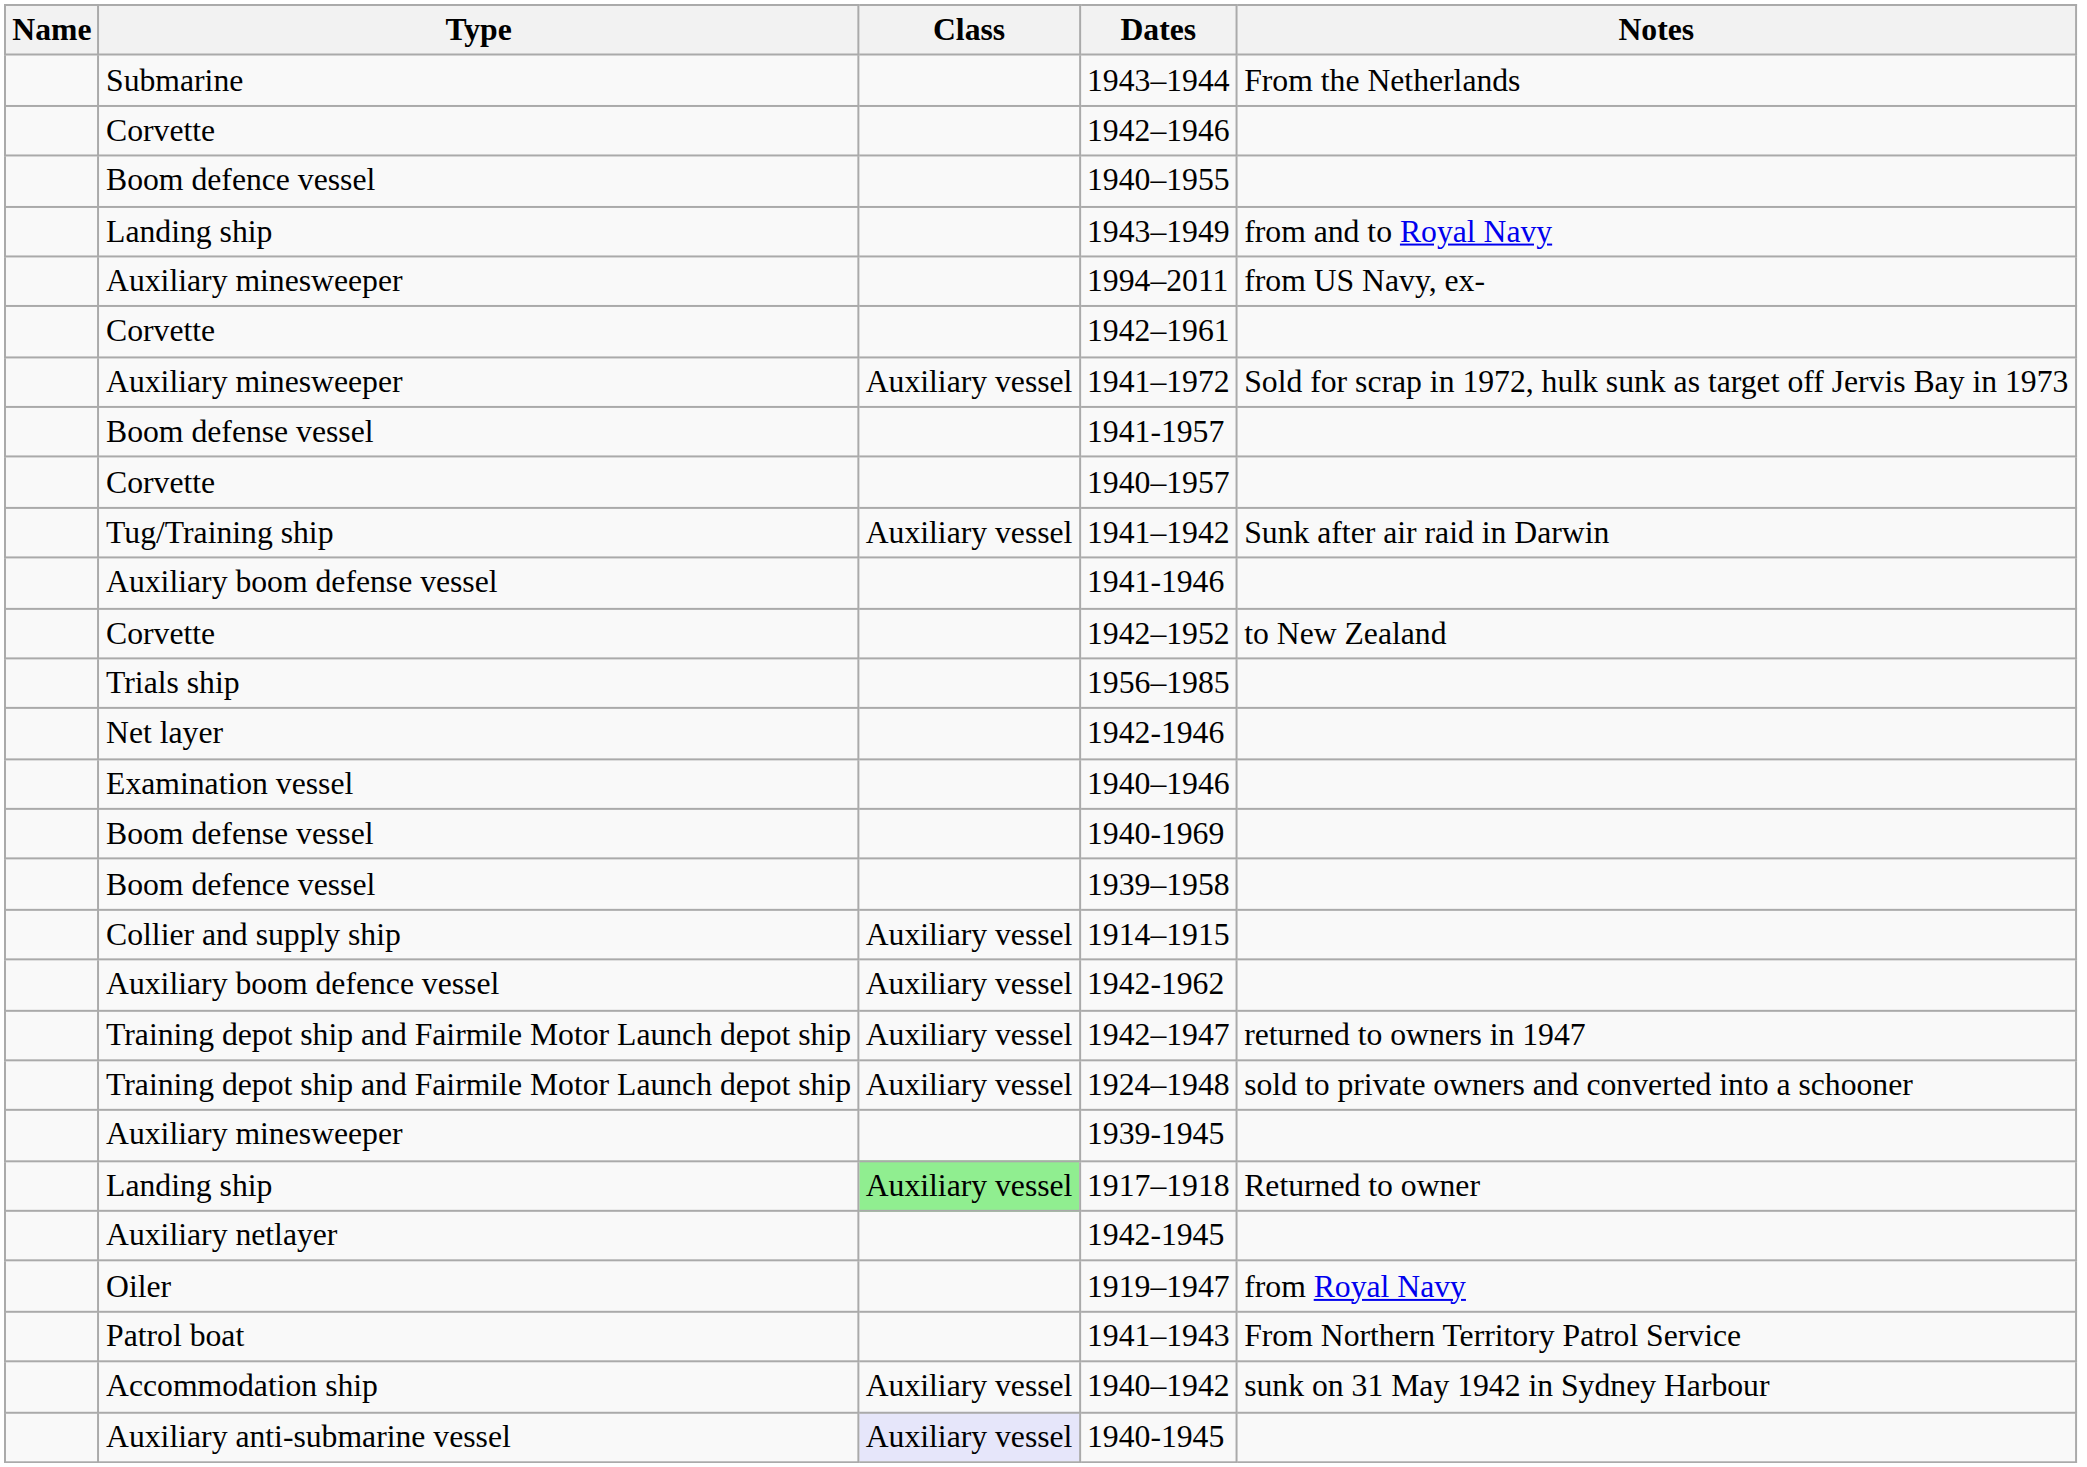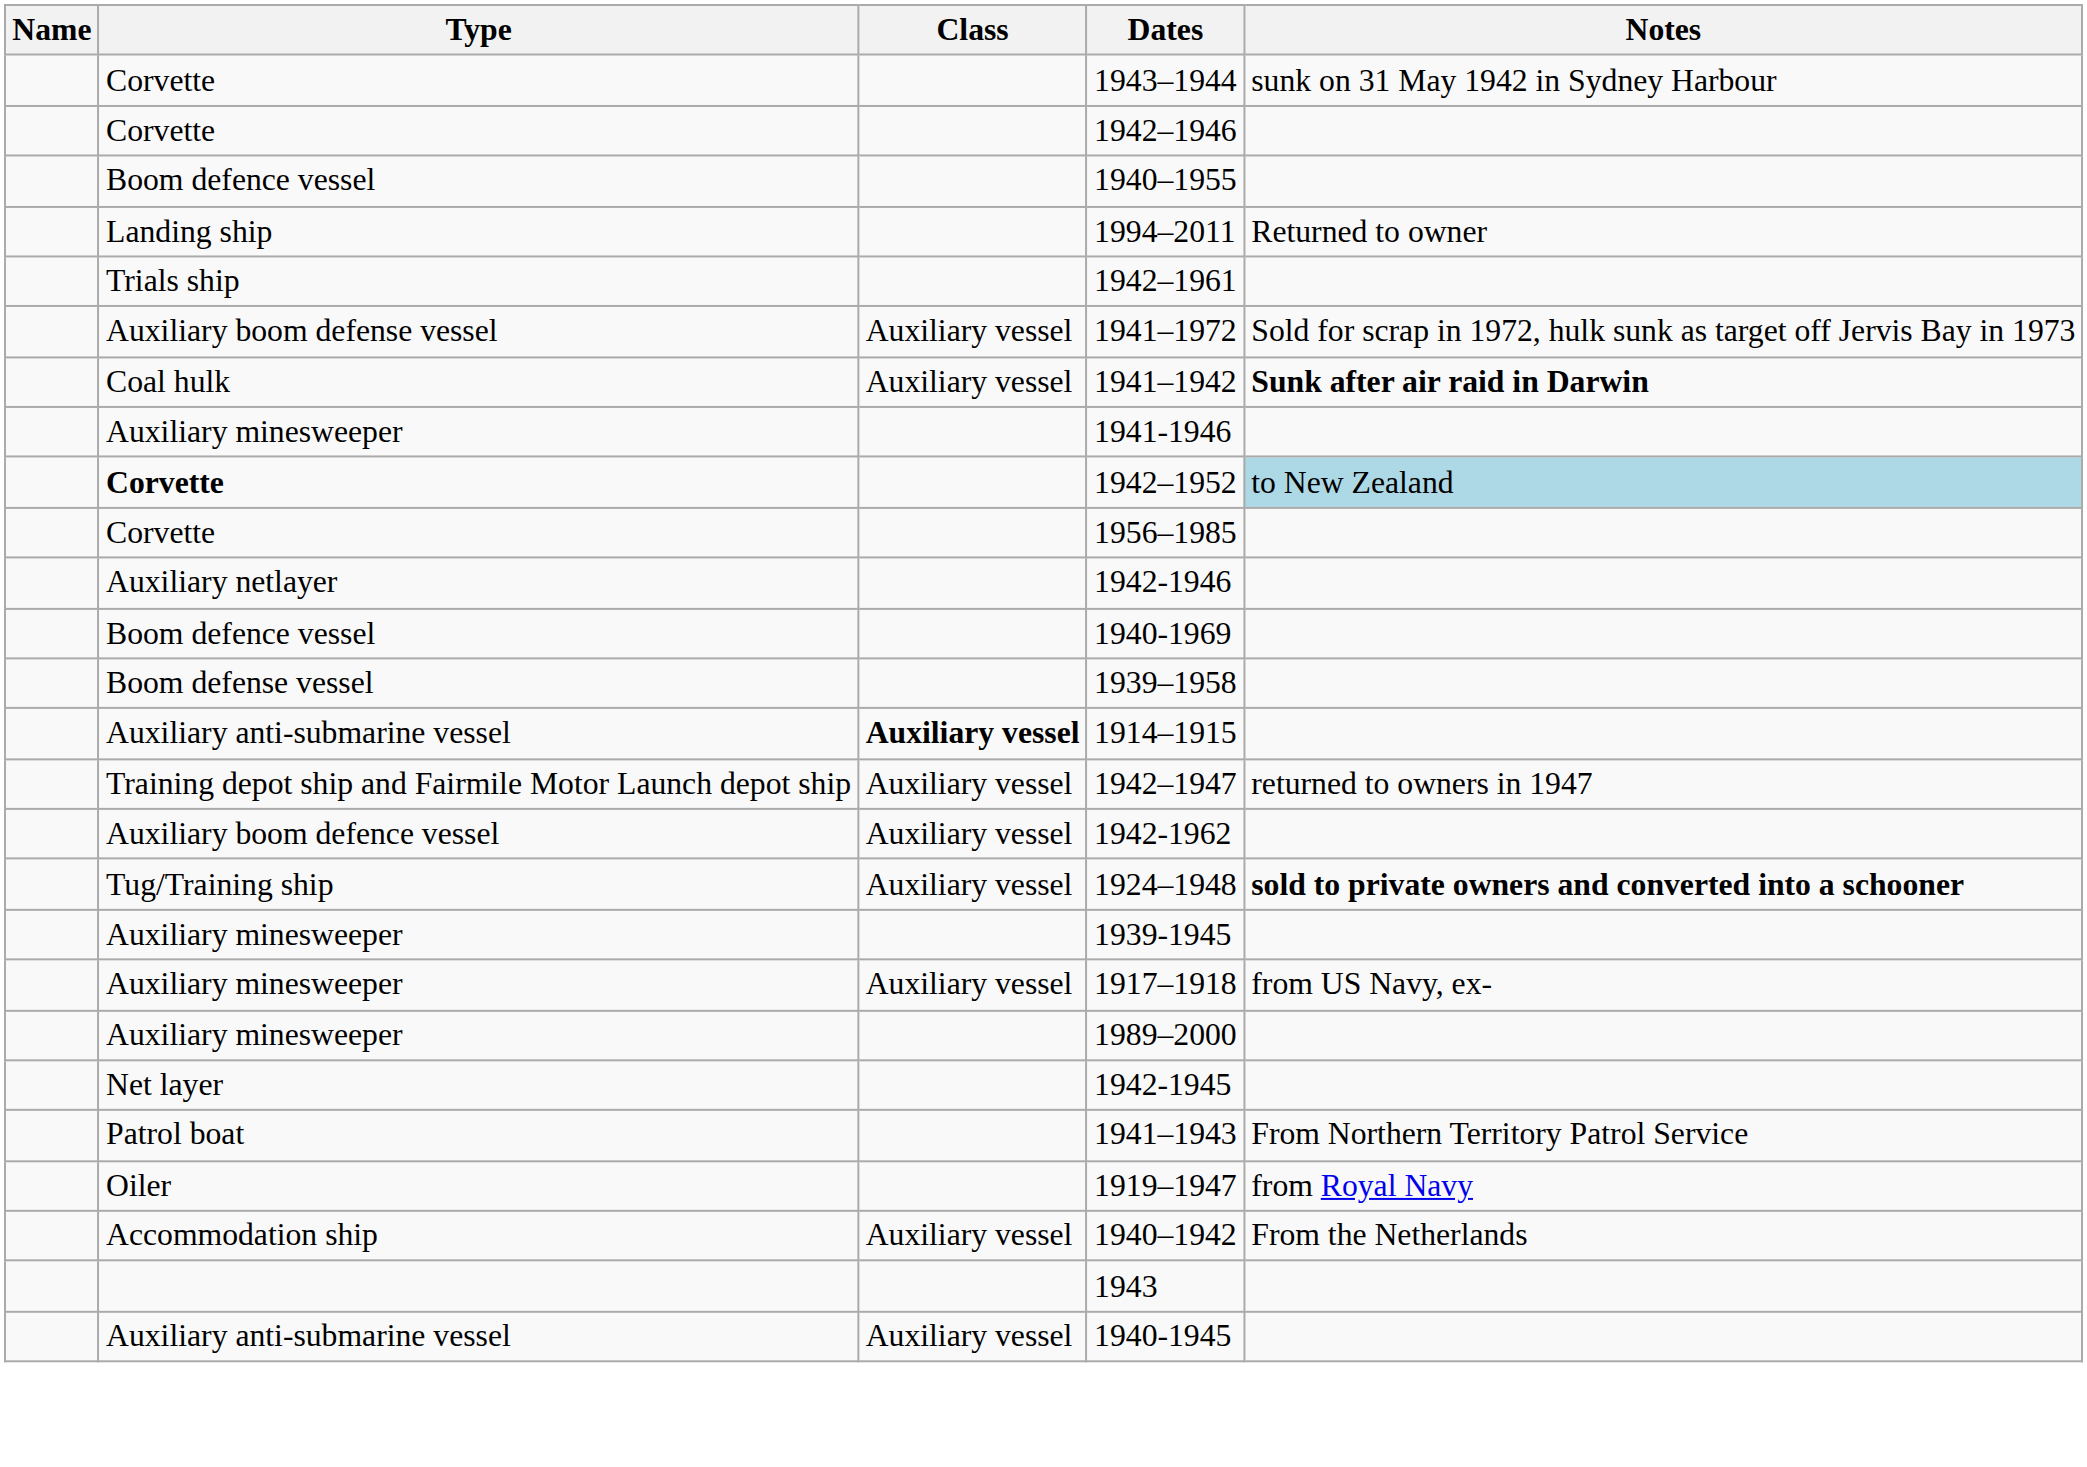(175, 79) Submarine -> (161, 79) Corvette
(1382, 79) From the Netherlands -> (1514, 79) sunk on 31 May 1942 in Sydney Harbour
- row: (1158, 230)
(254, 280) Auxiliary minesweeper -> (189, 230) Landing ship
(1365, 280) from US Navy, ex- -> (1369, 230) Returned to owner
(161, 331) Corvette -> (173, 280) Trials ship
(254, 381) Auxiliary minesweeper -> (302, 331) Auxiliary boom defense vessel
- row: (1156, 431)
- row: (1158, 481)
(220, 532) Tug/Training ship -> (168, 381) Coal hulk
(1427, 532) normal -> (1450, 381) bold
(302, 582) Auxiliary boom defense vessel -> (254, 431) Auxiliary minesweeper
(161, 632) normal -> (165, 481) bold
(1345, 632) no background -> (1352, 481) lightblue background
(173, 682) Trials ship -> (161, 532) Corvette
(165, 733) Net layer -> (222, 582) Auxiliary netlayer
- row: (1158, 783)
(240, 833) Boom defense vessel -> (241, 632) Boom defence vessel
(241, 883) Boom defence vessel -> (240, 682) Boom defense vessel
(253, 933) Collier and supply ship -> (308, 733) Auxiliary anti-submarine vessel
(969, 933) normal -> (973, 733) bold
rows swapped: (1156, 984) <-> (1158, 1034)
(479, 1084) Training depot ship and Fairmile Motor Launch depot ship -> (220, 883) Tug/Training ship
(1579, 1084) normal -> (1608, 883) bold
(189, 1185) Landing ship -> (254, 984) Auxiliary minesweeper
(969, 1185) lightgreen background -> (969, 984) no background
(1362, 1185) Returned to owner -> (1372, 984) from US Navy, ex-
+ row: (1165, 1034)
(222, 1235) Auxiliary netlayer -> (165, 1084) Net layer
rows swapped: (1158, 1335) <-> (1158, 1285)
(1507, 1386) sunk on 31 May 1942 in Sydney Harbour -> (1389, 1235) From the Netherlands
+ row: (1126, 1285)
(969, 1436) lavender background -> (969, 1335) no background
